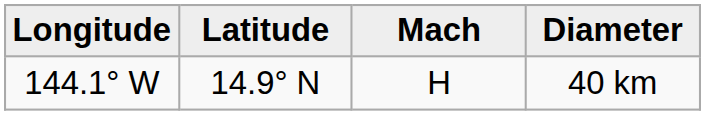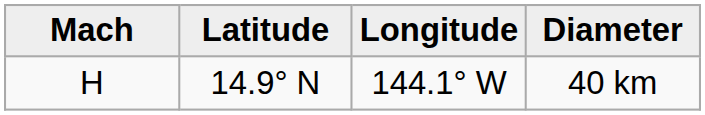columns swapped: (439, 30) <-> (92, 30)
